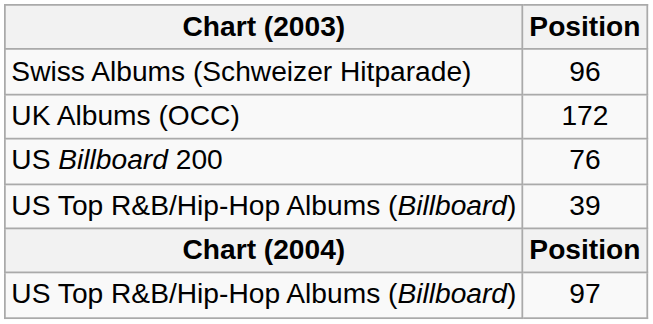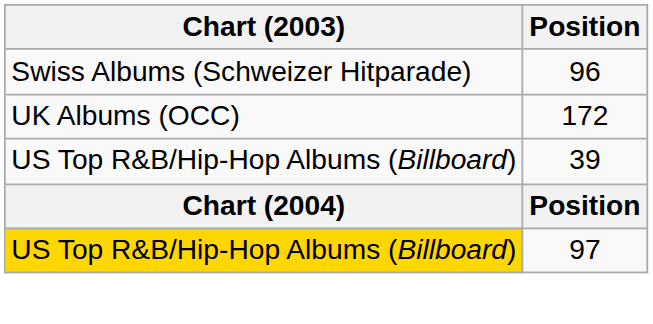- row: (585, 160)
(264, 294) no background -> (264, 250) gold background
